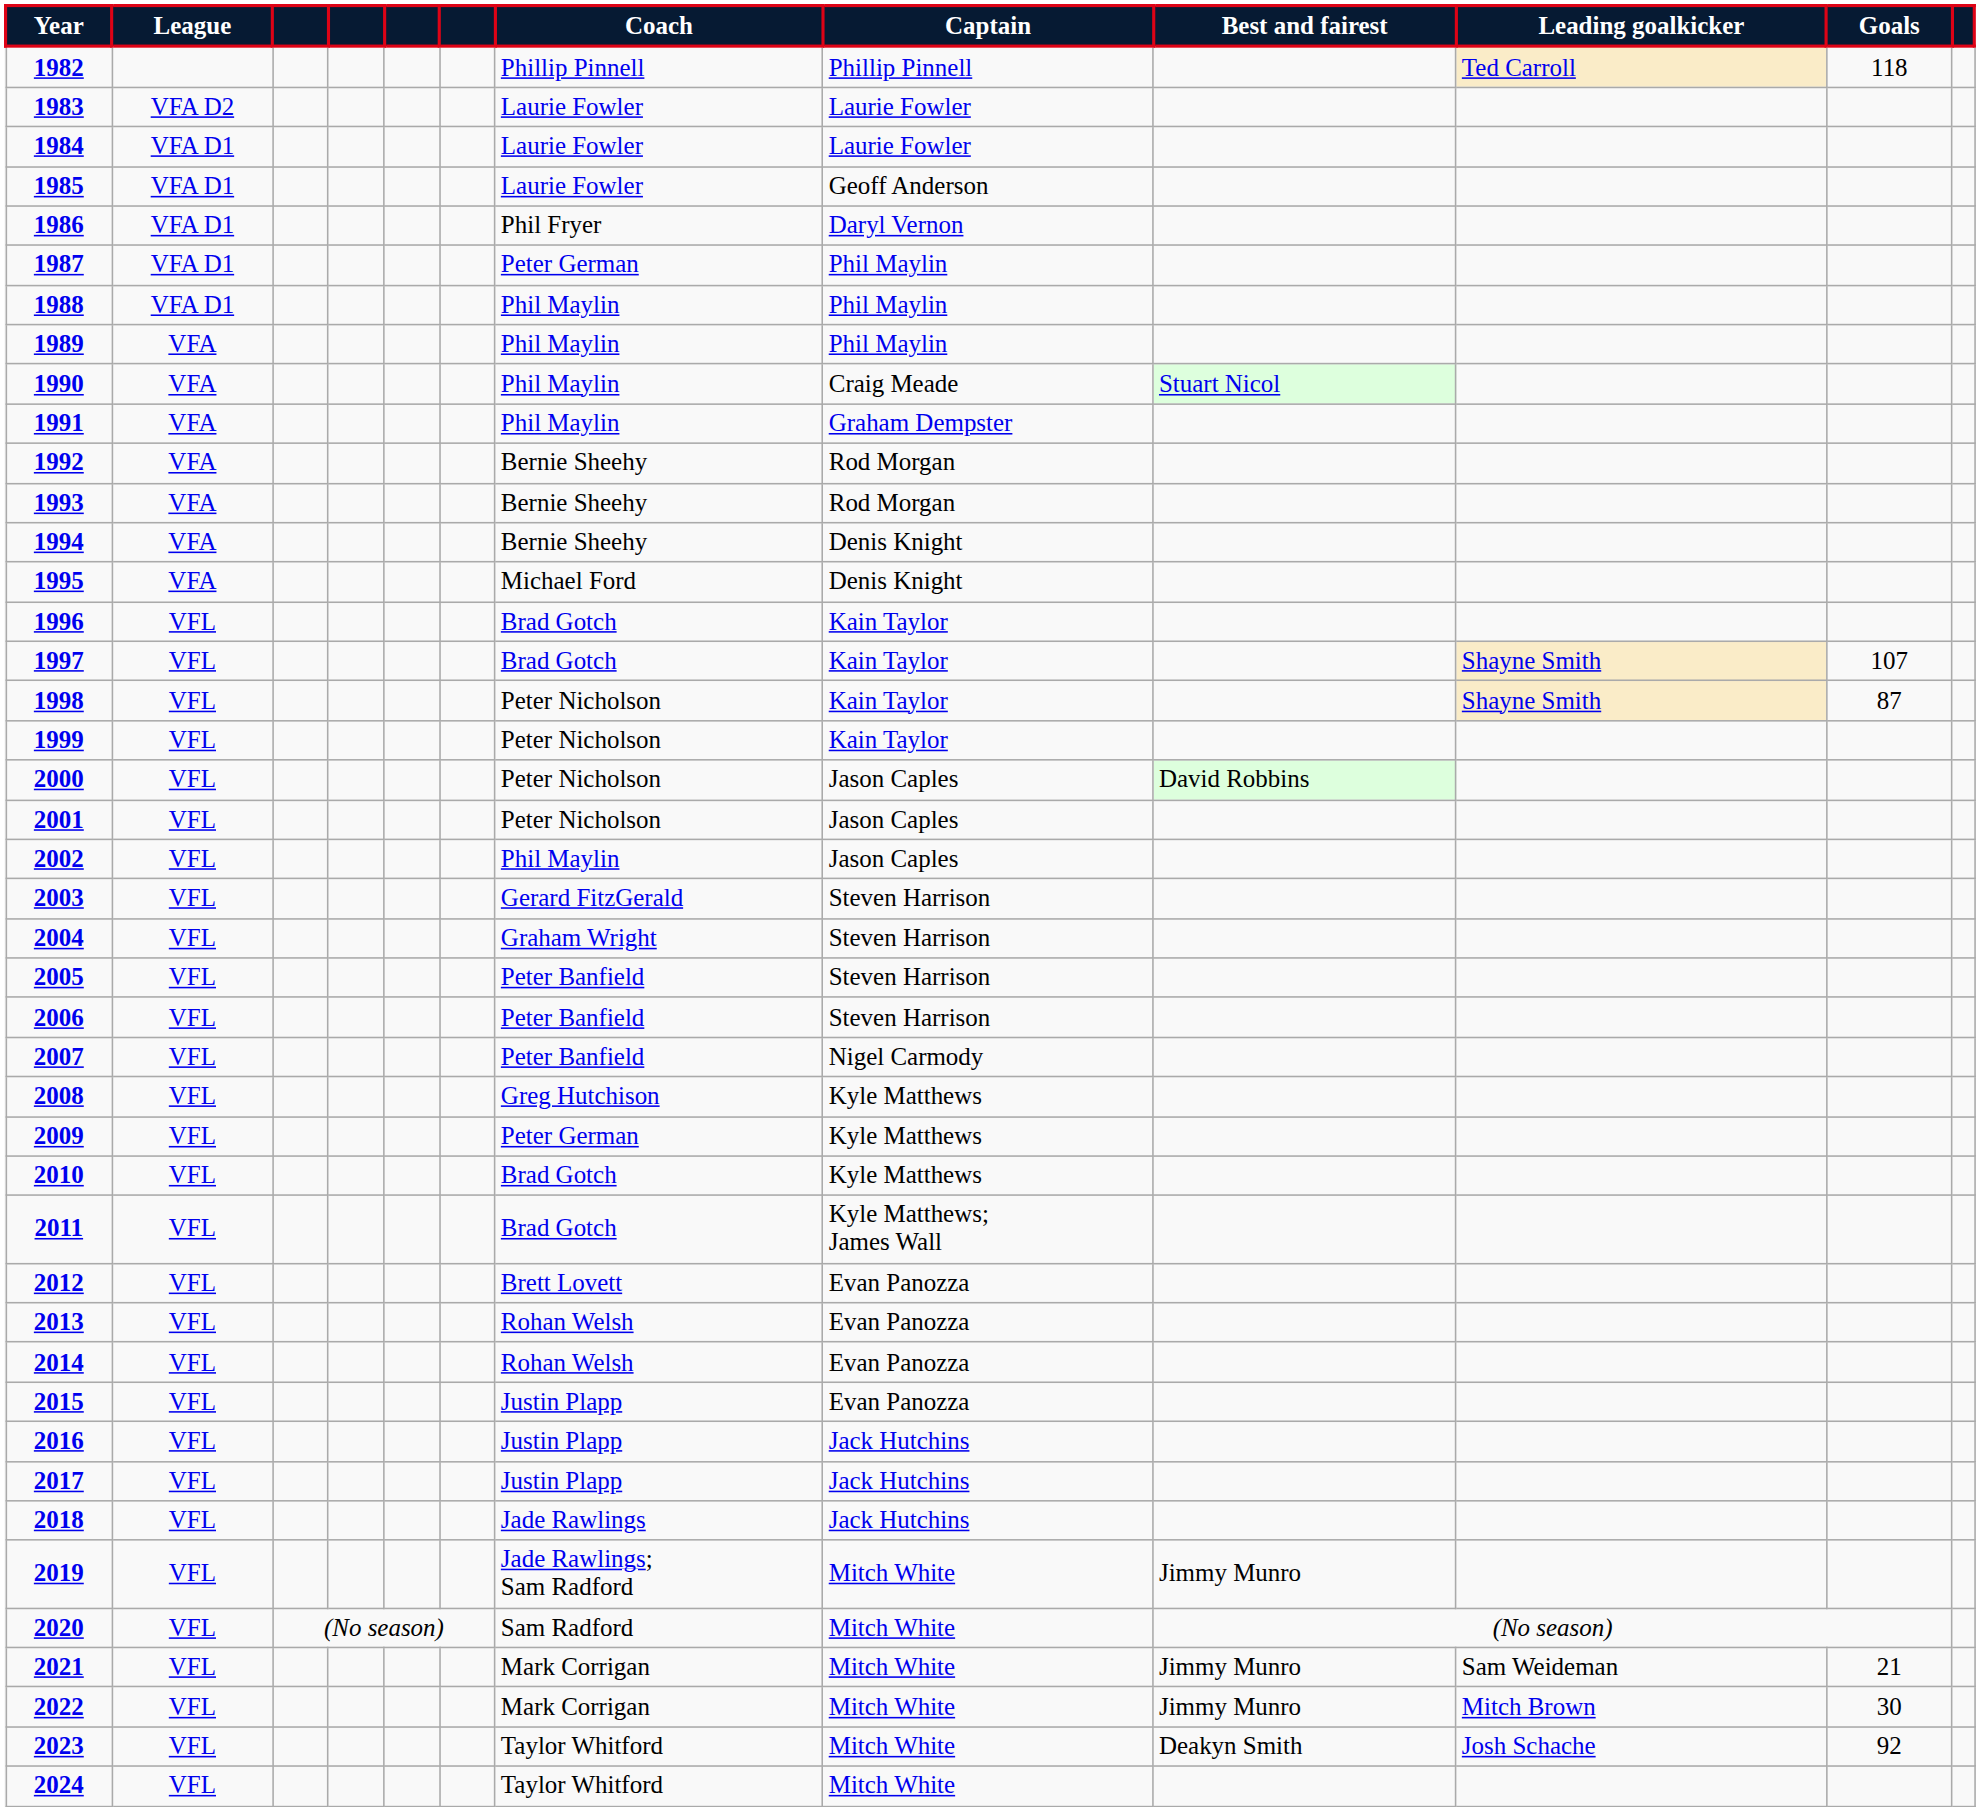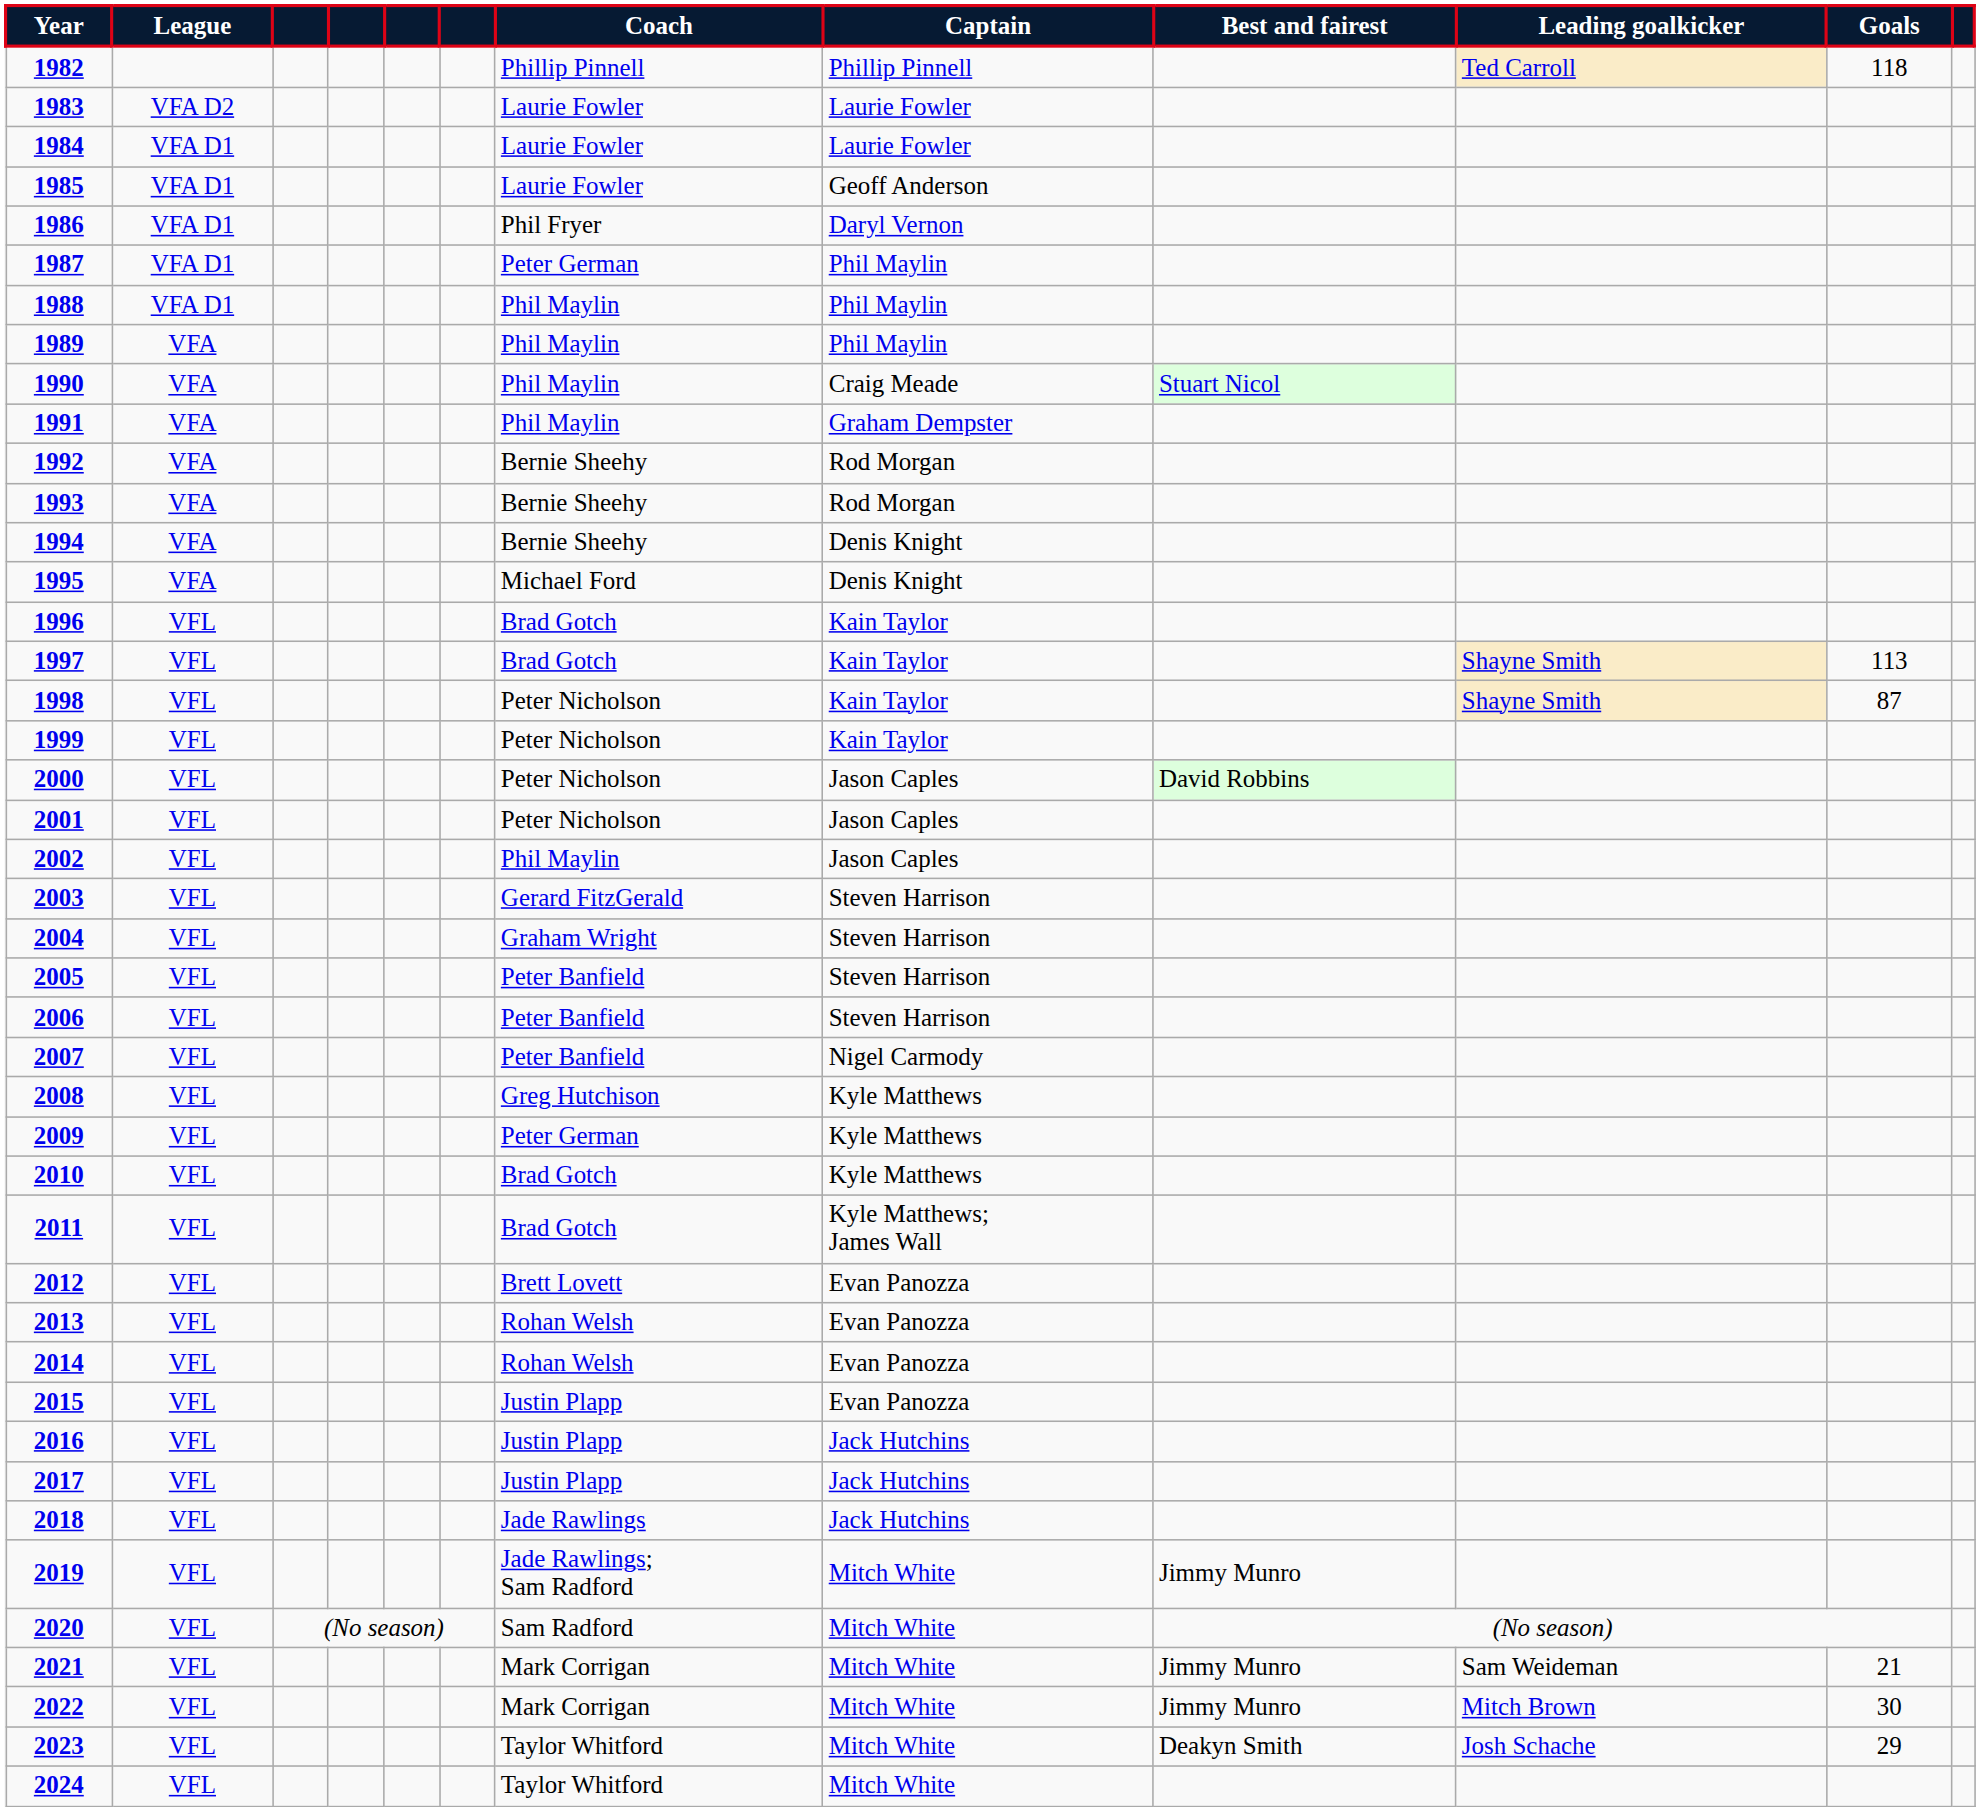(1889, 660) 107 -> (1889, 660) 113
(1889, 1746) 92 -> (1889, 1746) 29
